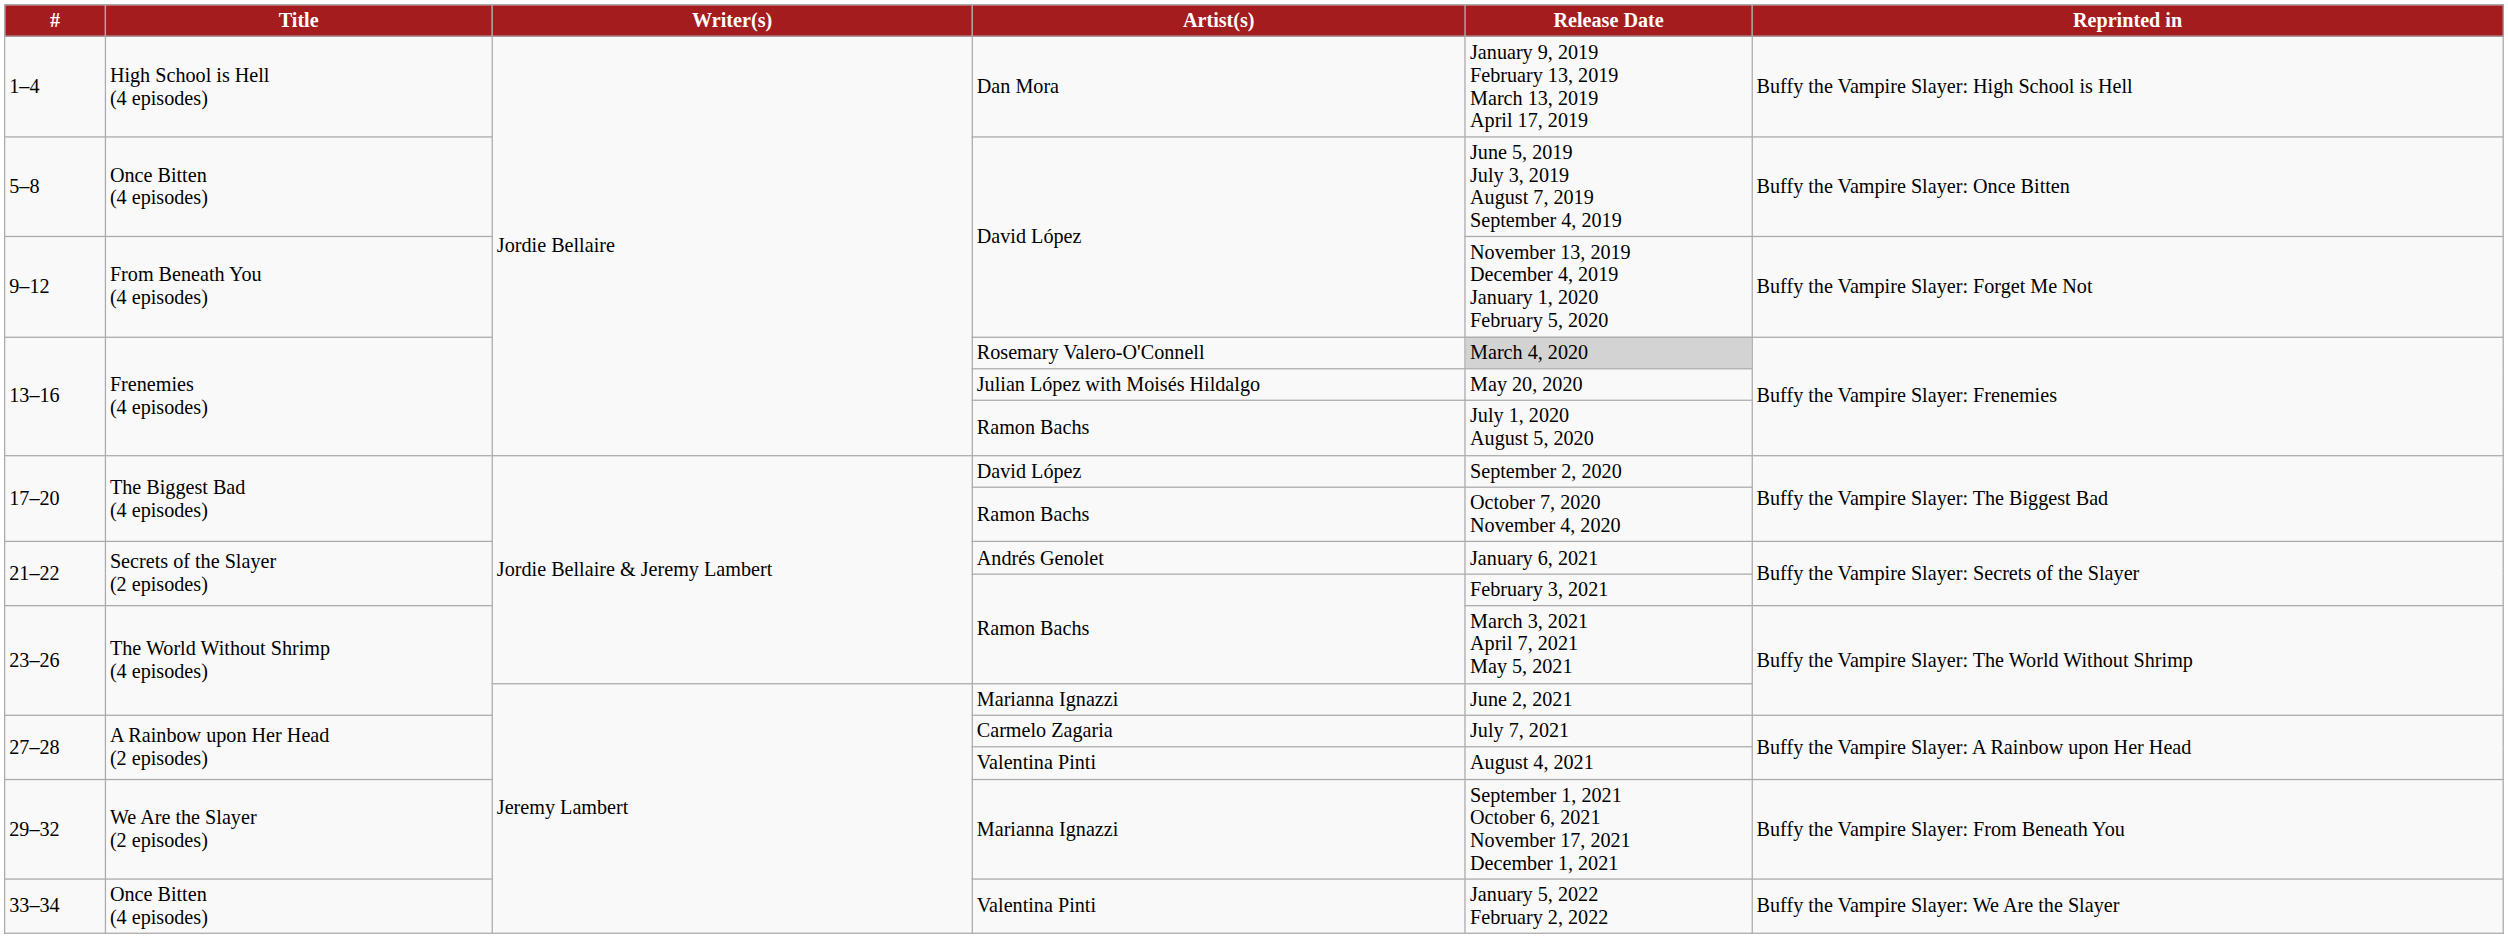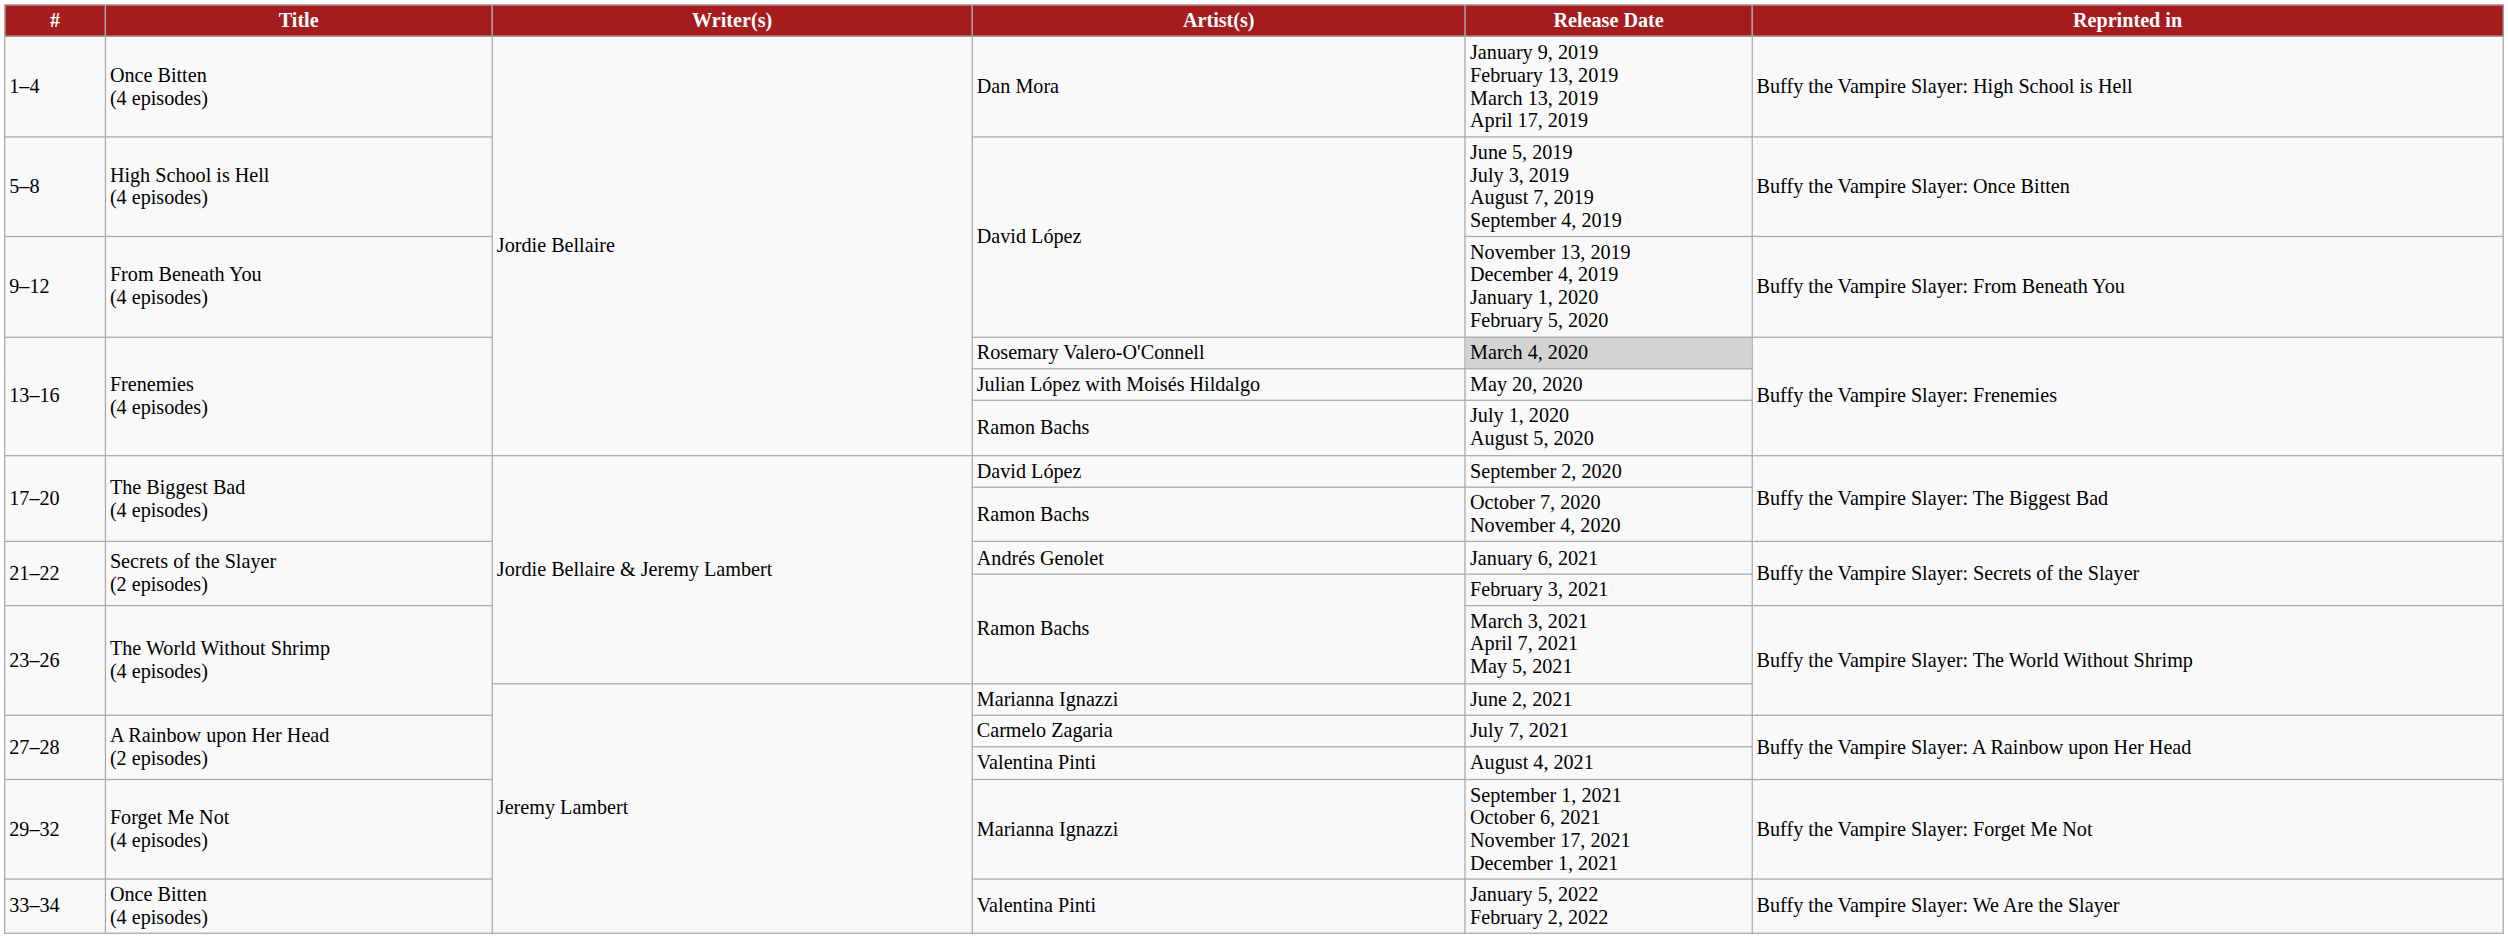(190, 86) High School is Hell (4 episodes) -> (159, 86) Once Bitten (4 episodes)
(159, 186) Once Bitten (4 episodes) -> (190, 186) High School is Hell (4 episodes)
(1925, 286) Buffy the Vampire Slayer: Forget Me Not -> (1941, 286) Buffy the Vampire Slayer: From Beneath You
(183, 828) We Are the Slayer (2 episodes) -> (170, 828) Forget Me Not (4 episodes)
(1941, 828) Buffy the Vampire Slayer: From Beneath You -> (1925, 828) Buffy the Vampire Slayer: Forget Me Not
